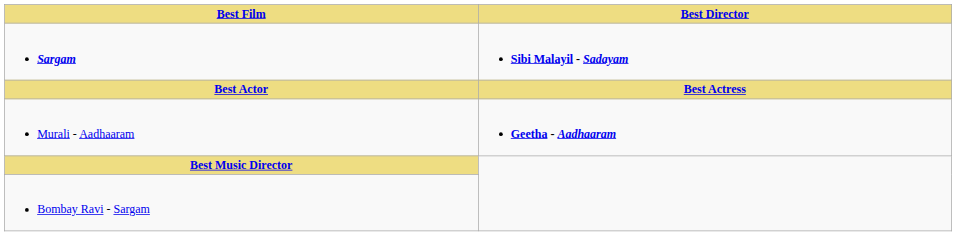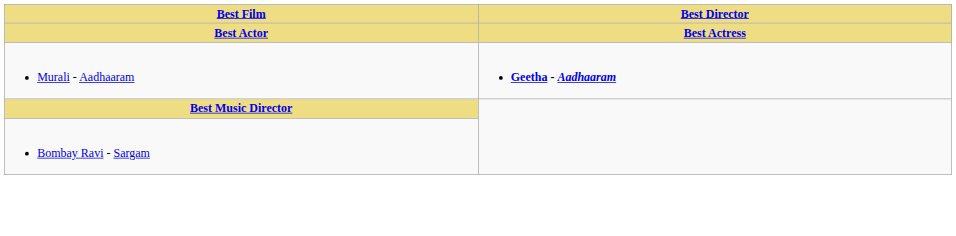- row: (241, 58)
